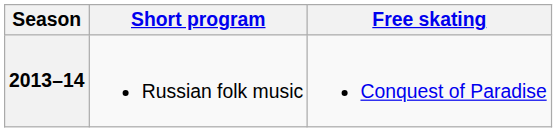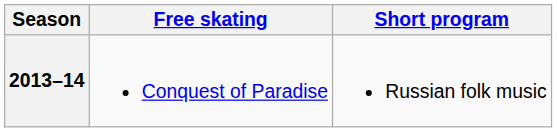columns swapped: (198, 19) <-> (429, 19)
